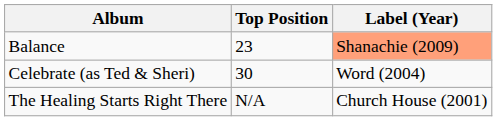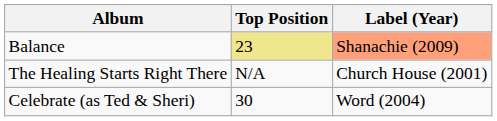(244, 45) no background -> (244, 45) khaki background
rows swapped: (102, 73) <-> (118, 101)
